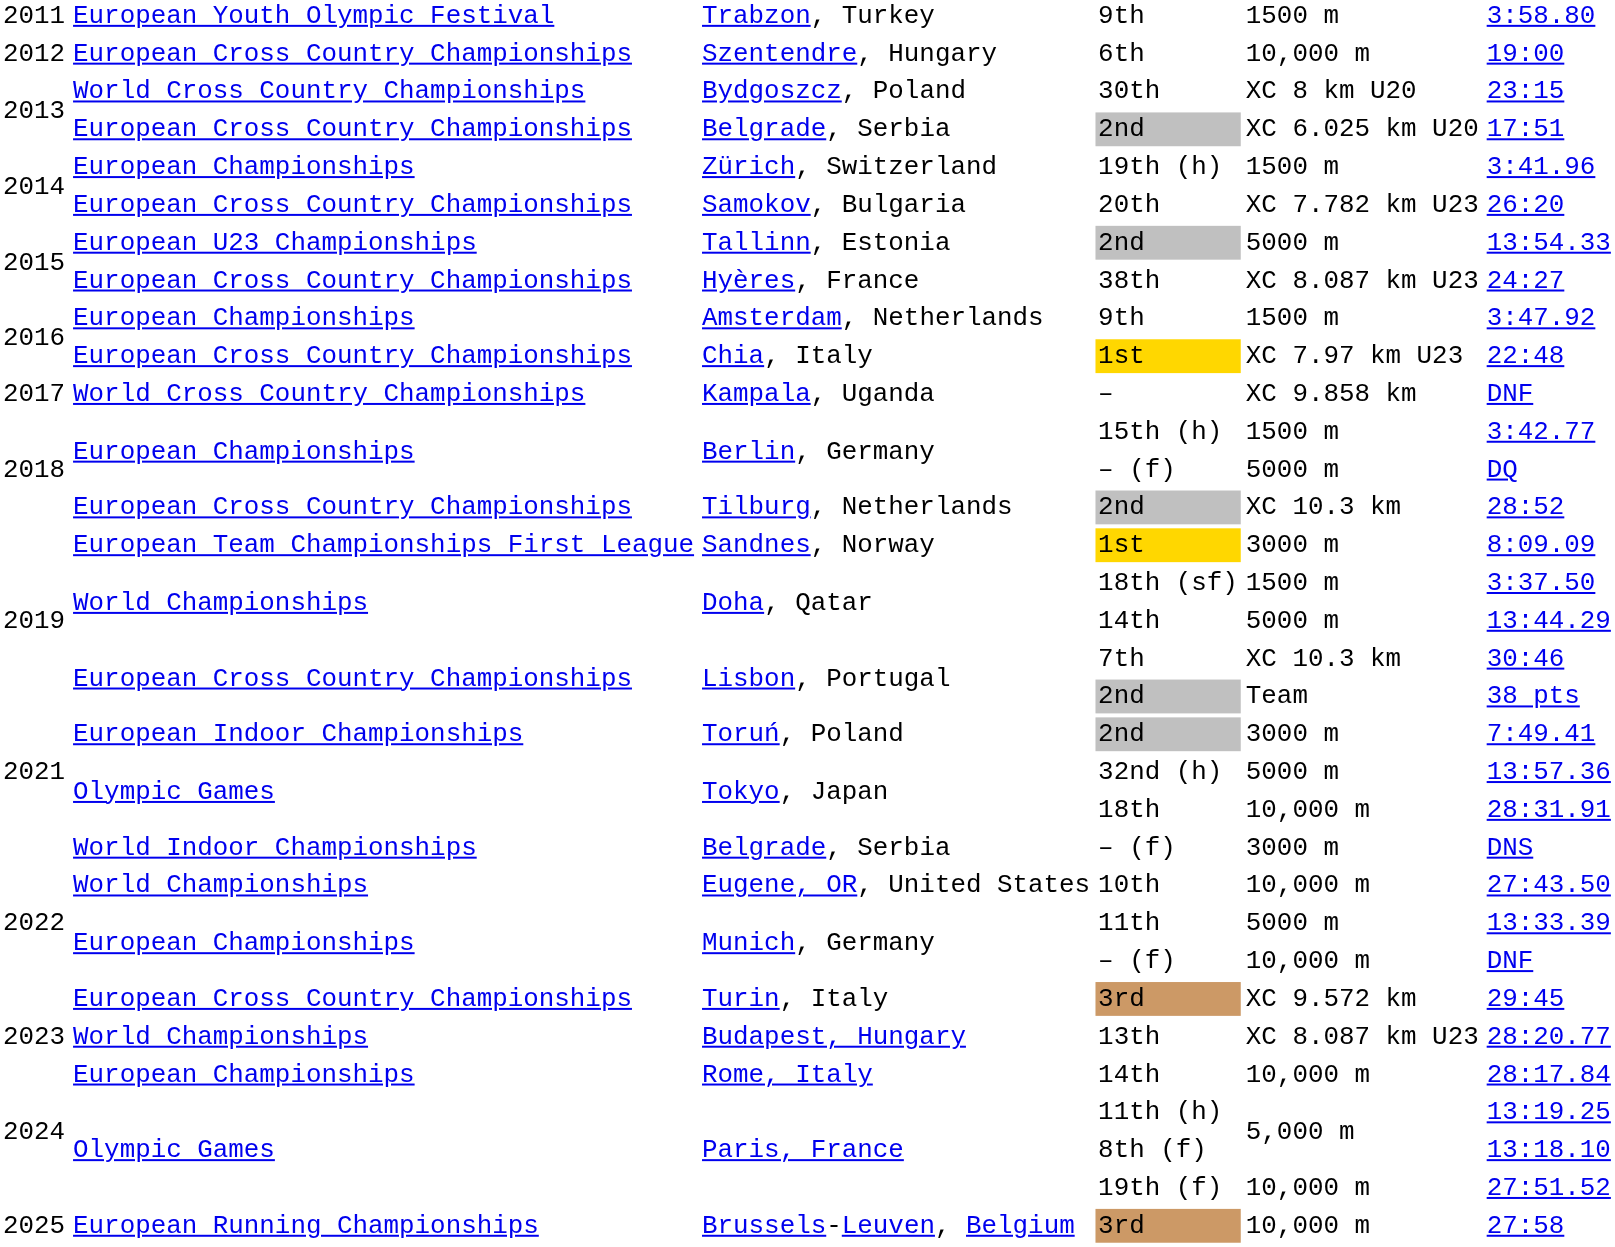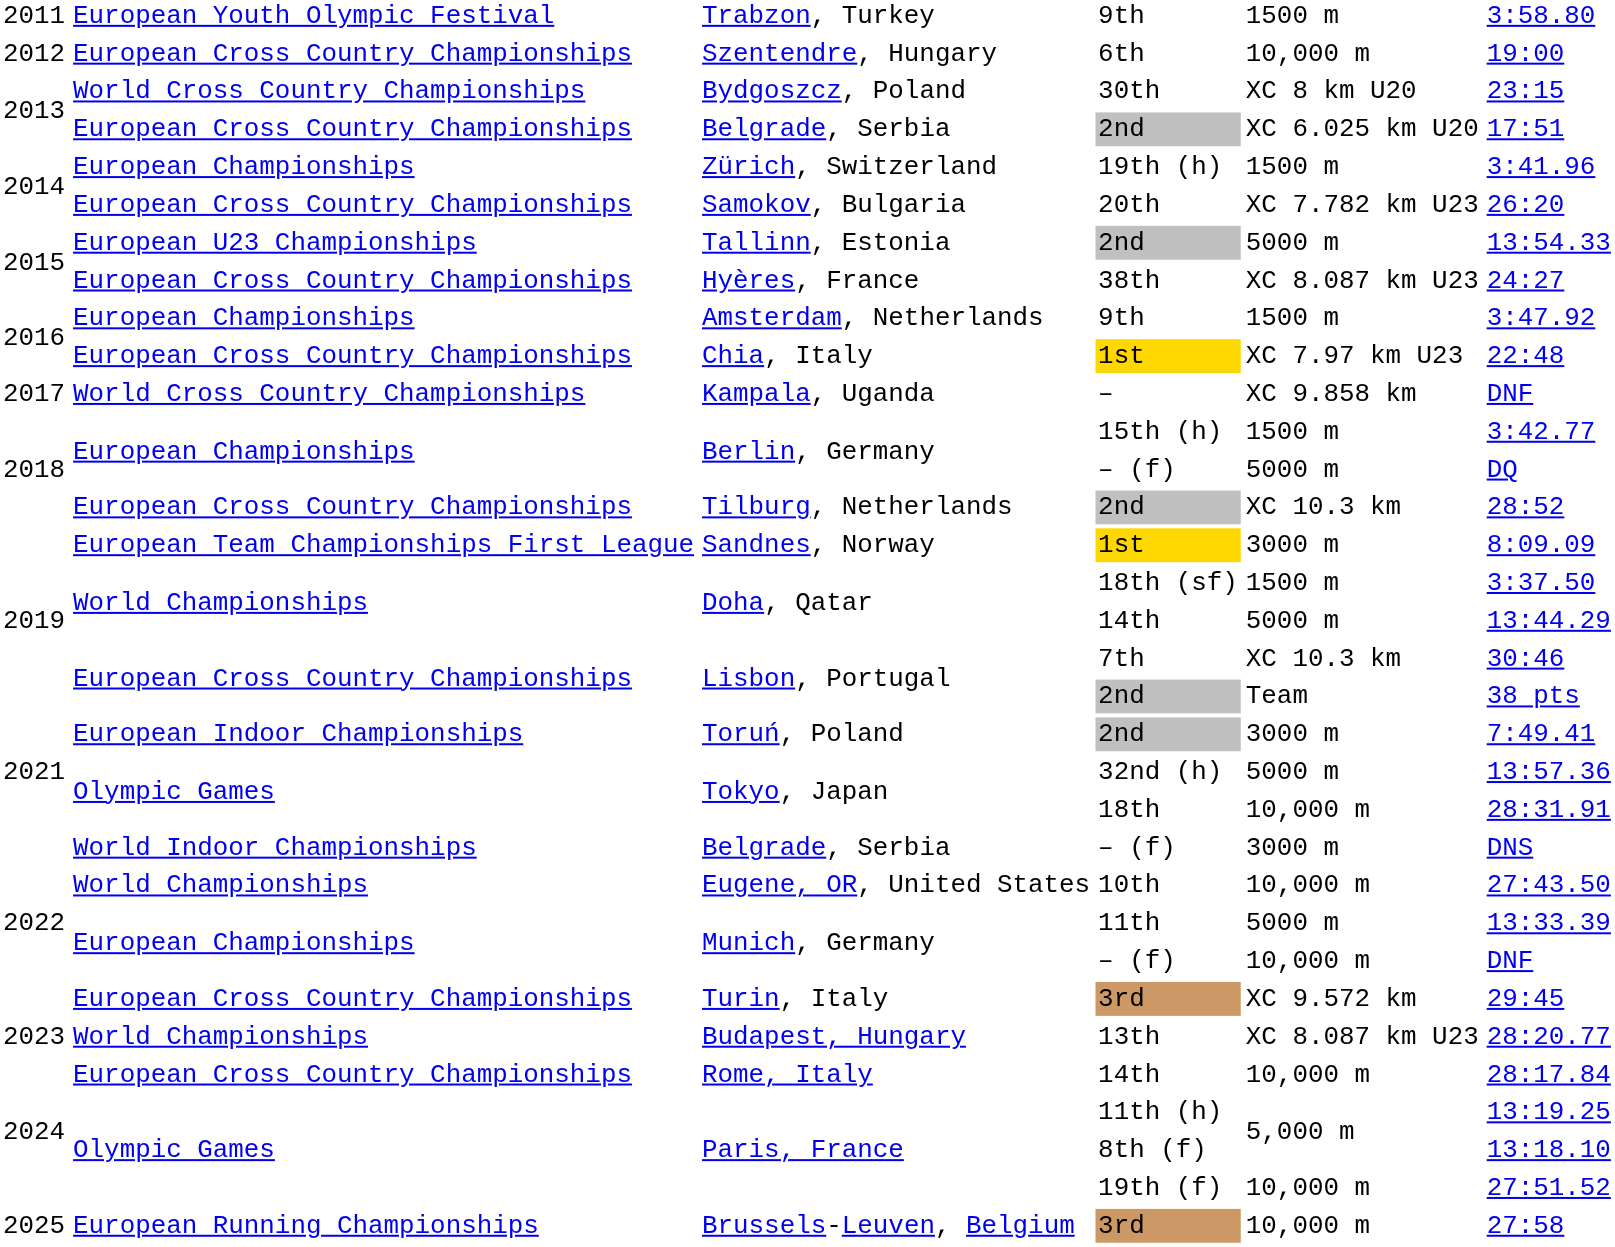(244, 1075) European Championships -> (353, 1075) European Cross Country Championships
